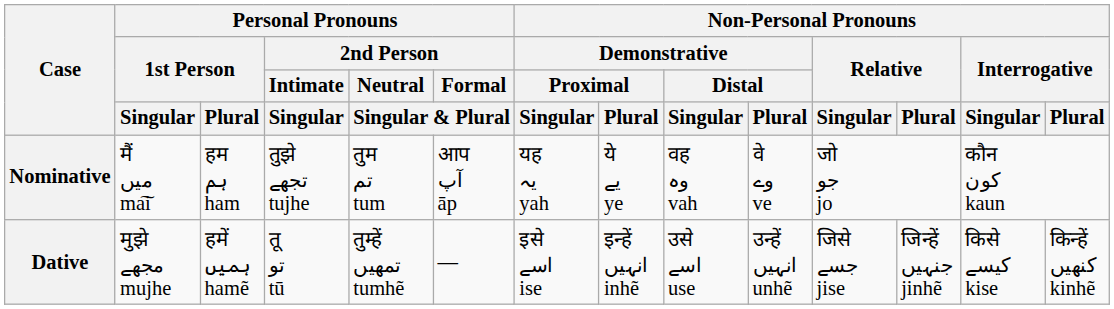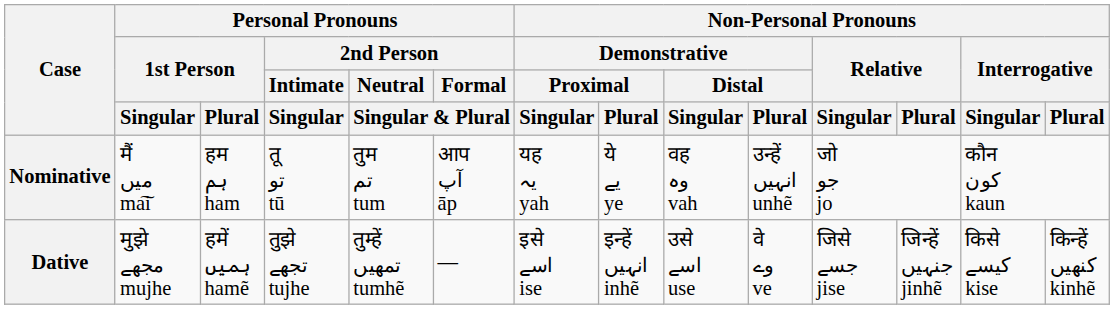(289, 178) तुझे تجھے tujhe -> (277, 178) तू تو tū
(763, 178) वे وے ve -> (774, 178) उन्हें انہیں unhẽ
(277, 263) तू تو tū -> (289, 263) तुझे تجھے tujhe
(774, 263) उन्हें انہیں unhẽ -> (763, 263) वे وے ve
